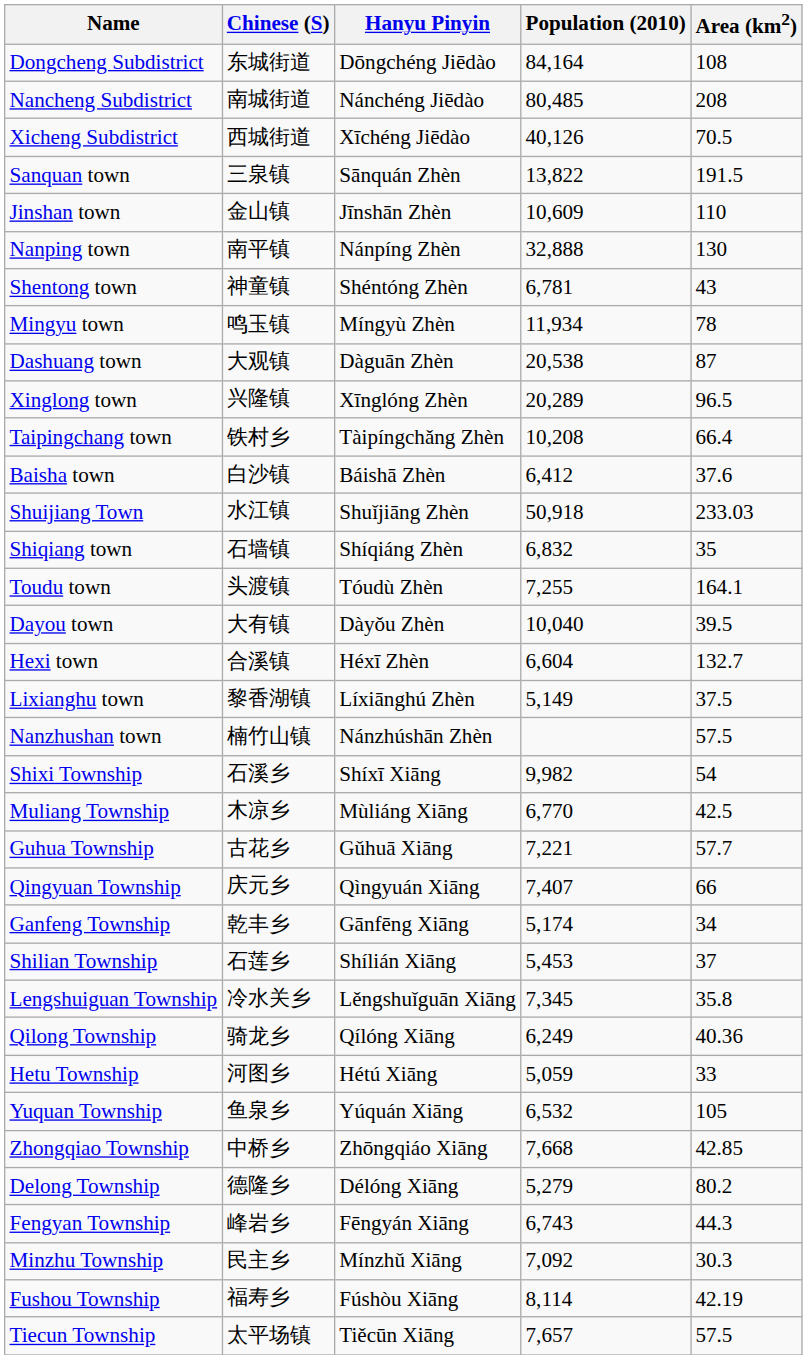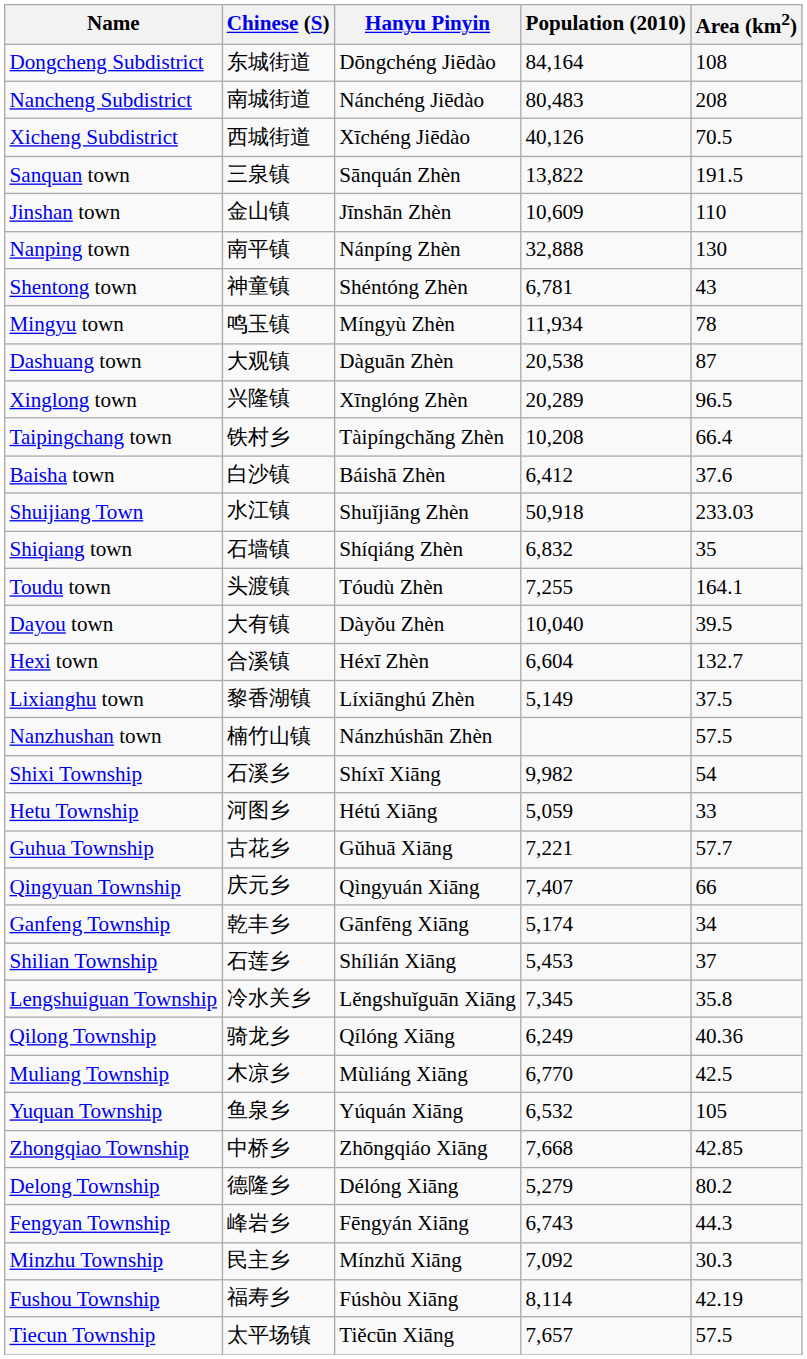(555, 99) 80,485 -> (555, 99) 80,483
rows swapped: (74, 1073) <-> (89, 811)
